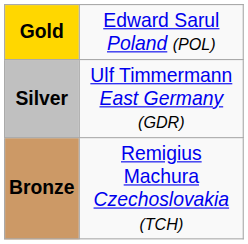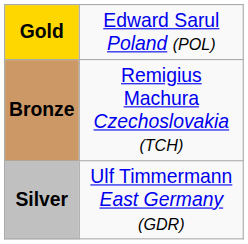rows swapped: (42, 98) <-> (42, 187)
